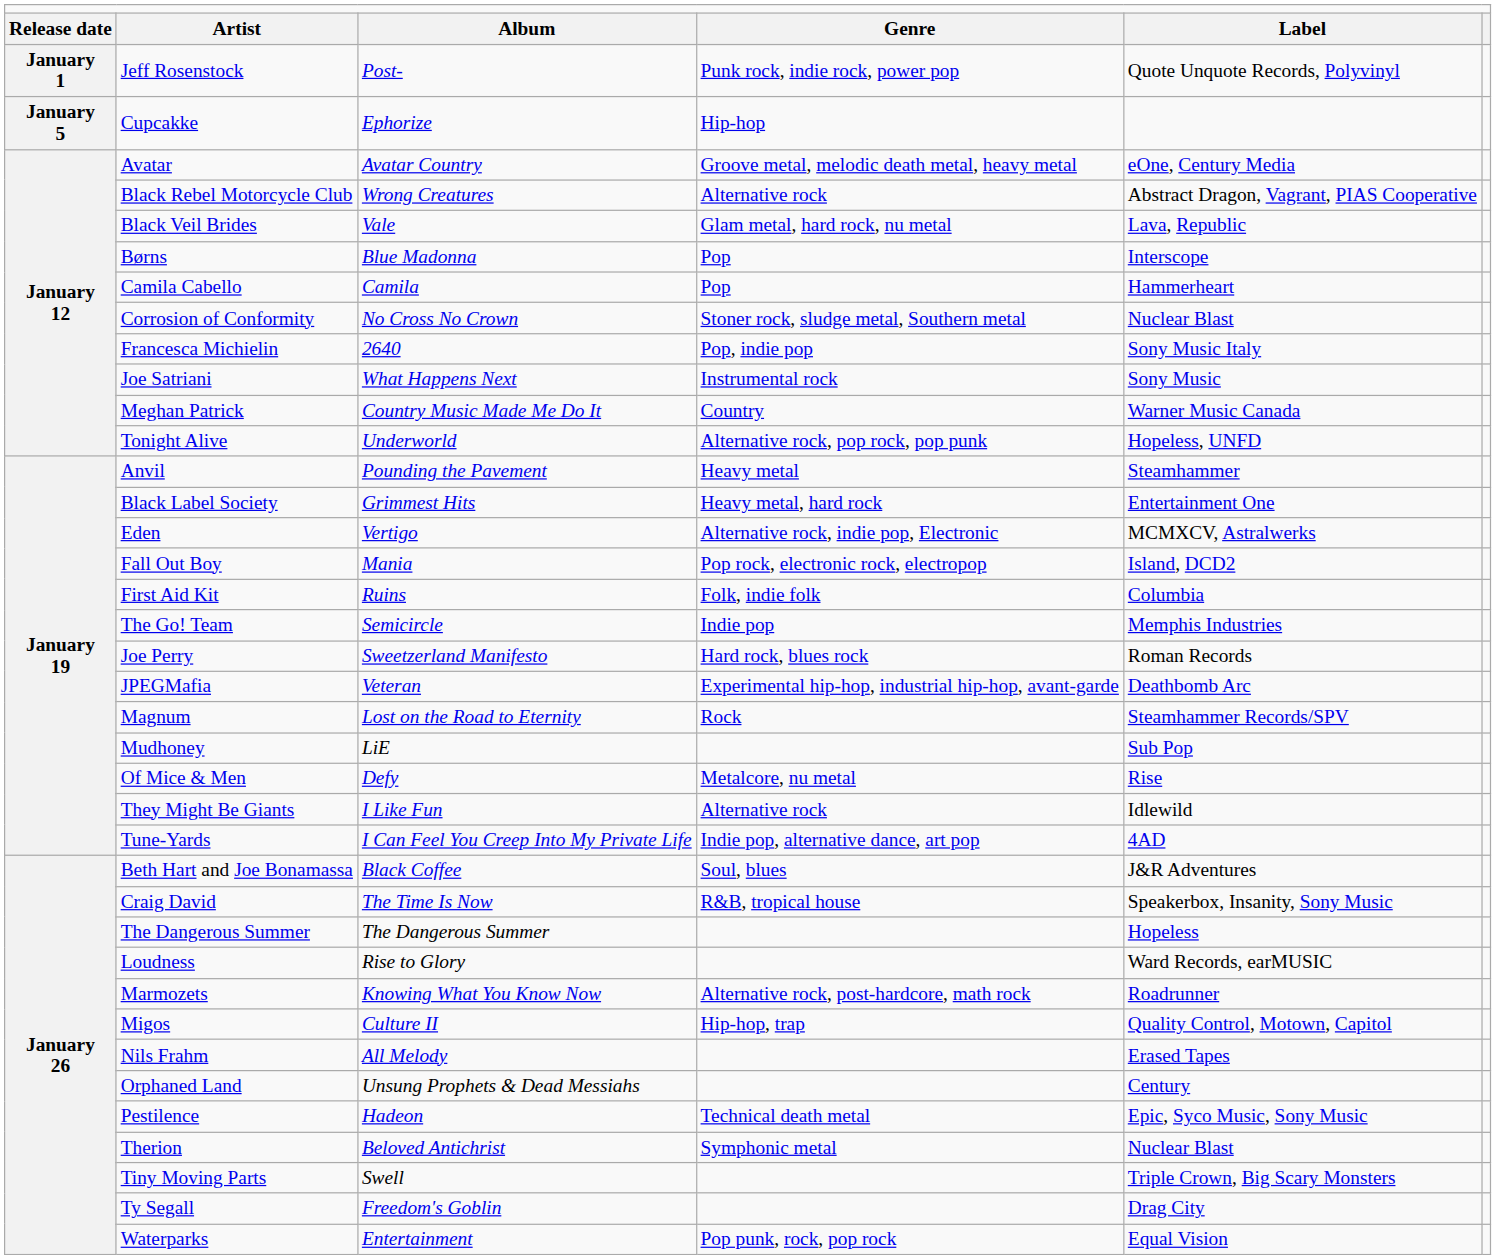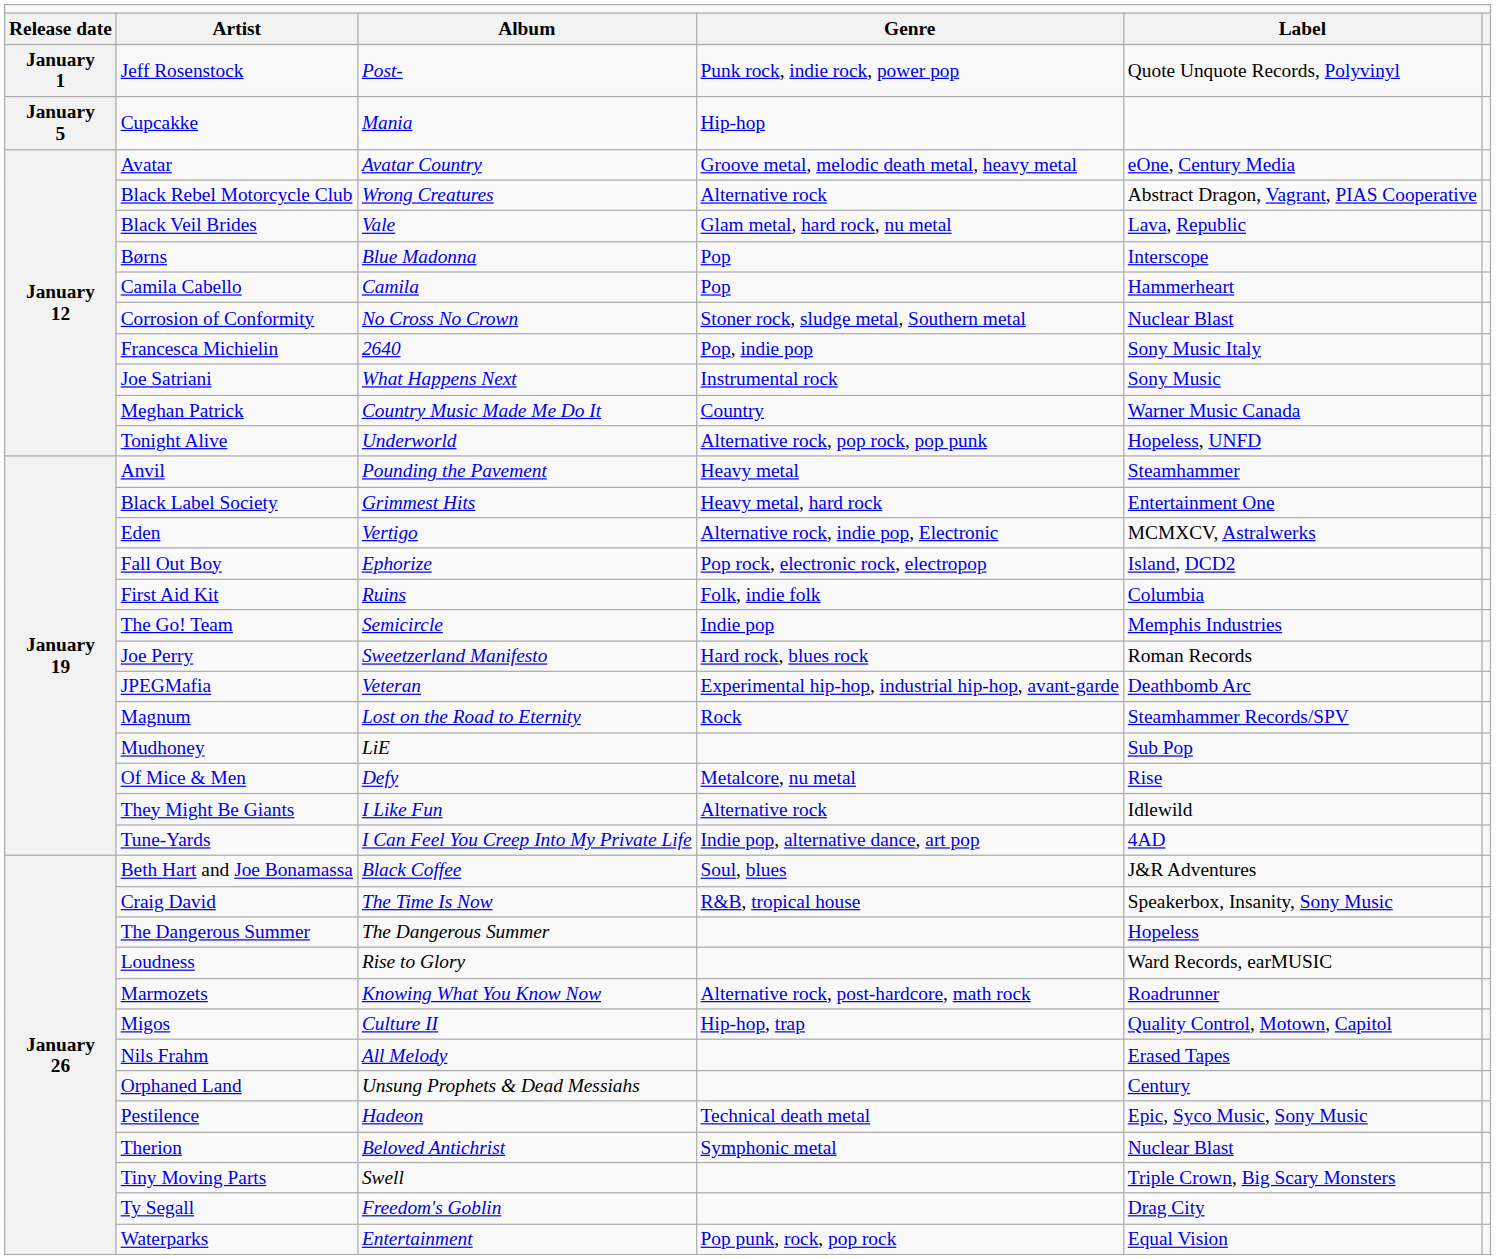(397, 122) Ephorize -> (387, 122) Mania
(387, 563) Mania -> (397, 563) Ephorize
